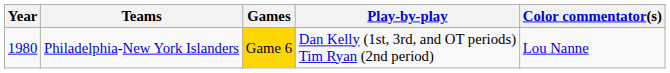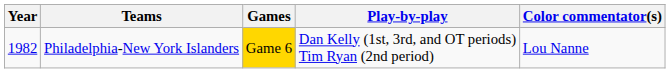(23, 47) 1980 -> (23, 47) 1982
